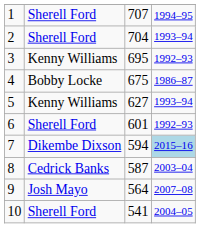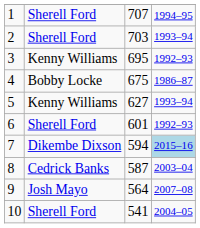(138, 37) 704 -> (138, 37) 703
